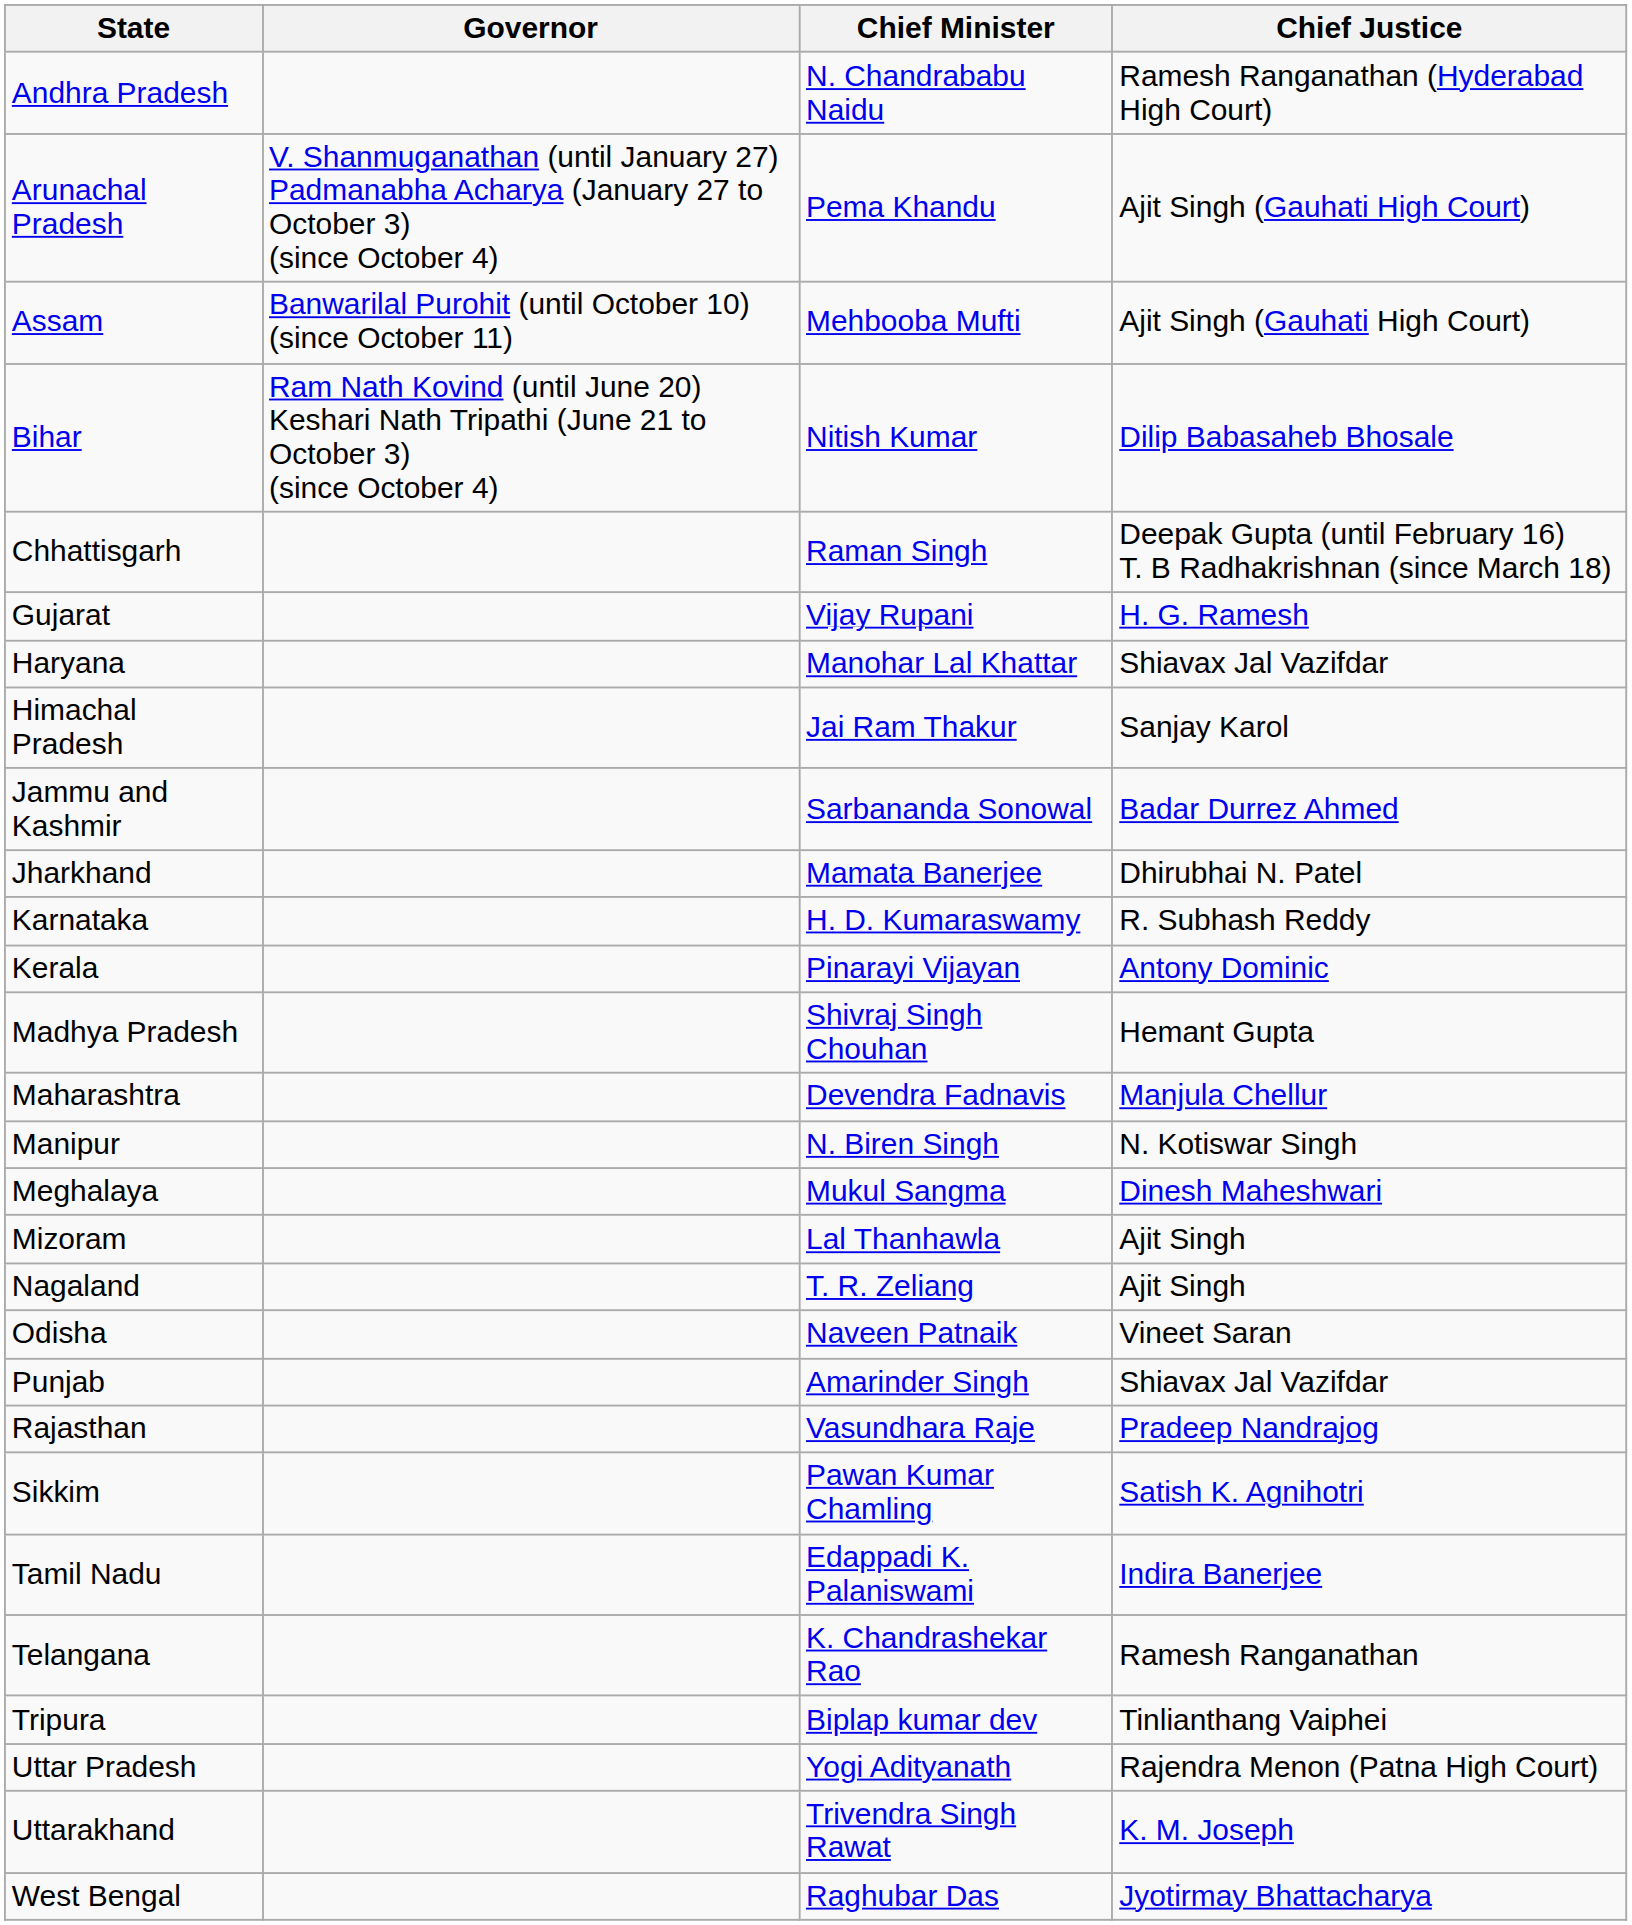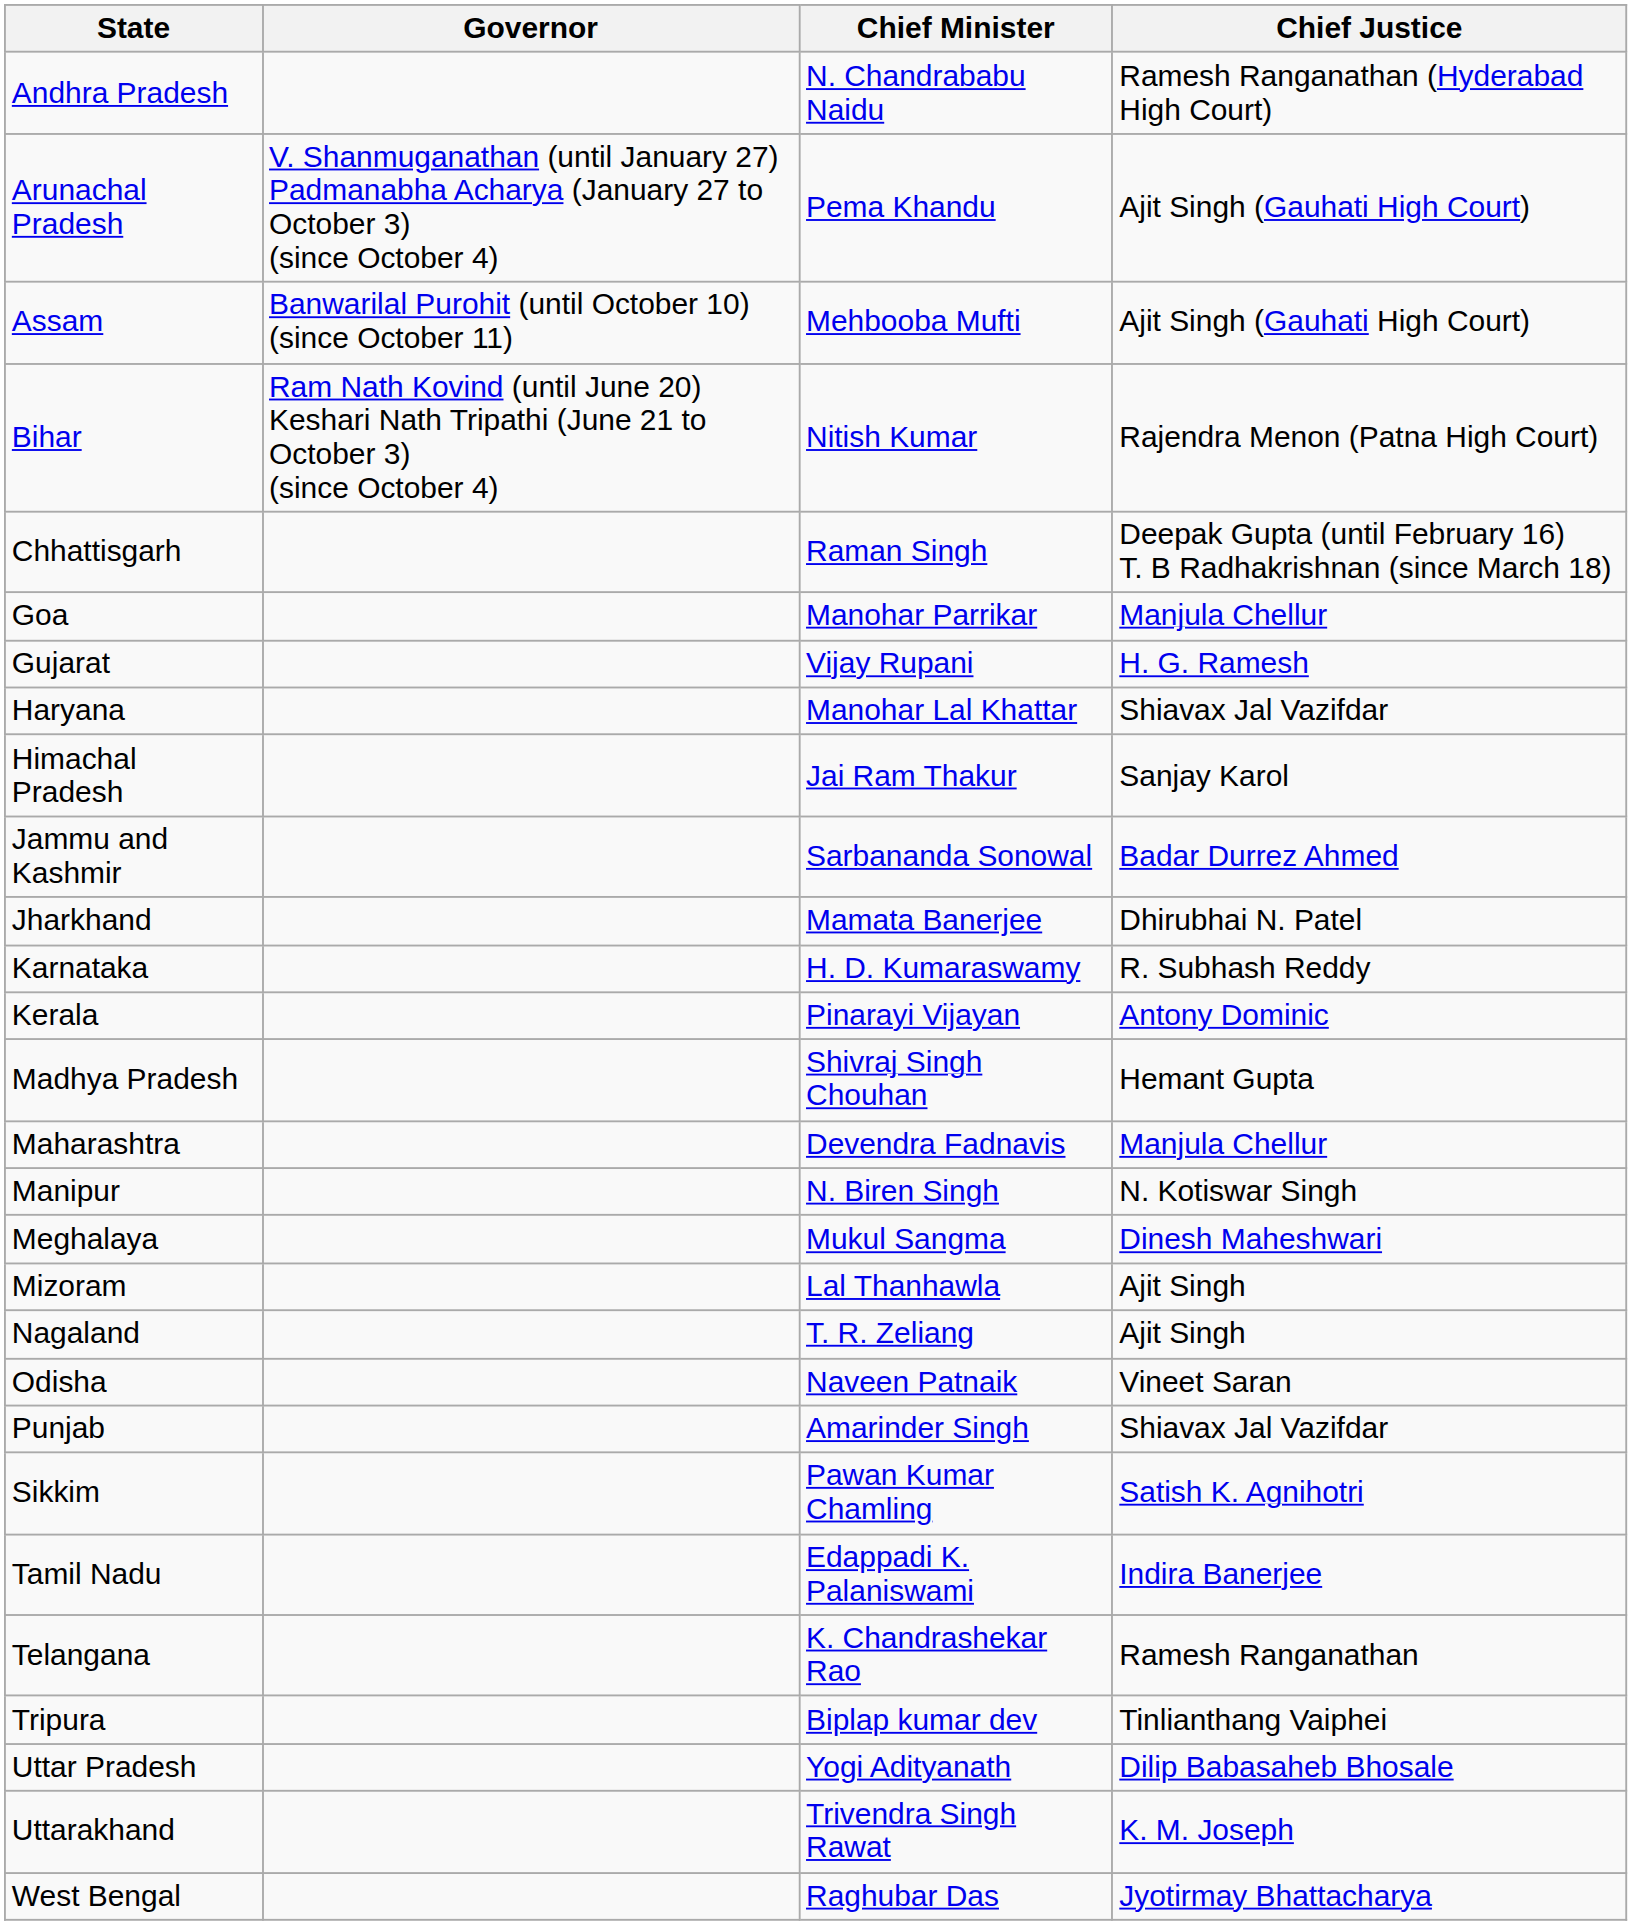(1286, 436) Dilip Babasaheb Bhosale -> (1359, 436) Rajendra Menon (Patna High Court)
+ row: (40, 615)
- row: (79, 1428)
(1359, 1766) Rajendra Menon (Patna High Court) -> (1286, 1766) Dilip Babasaheb Bhosale
